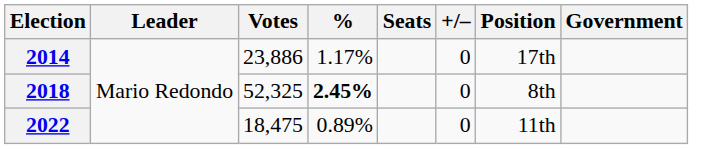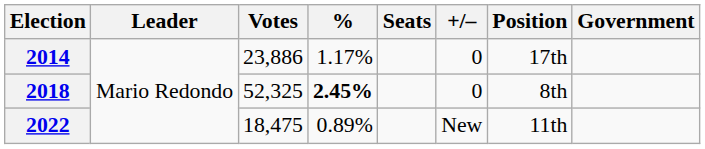(465, 125) 0 -> (462, 125) New
